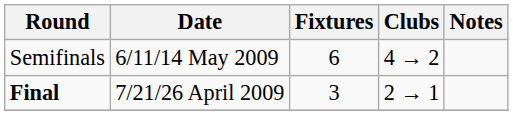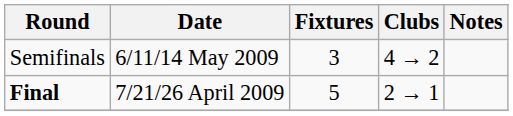(334, 57) 6 -> (334, 57) 3
(334, 92) 3 -> (334, 92) 5
